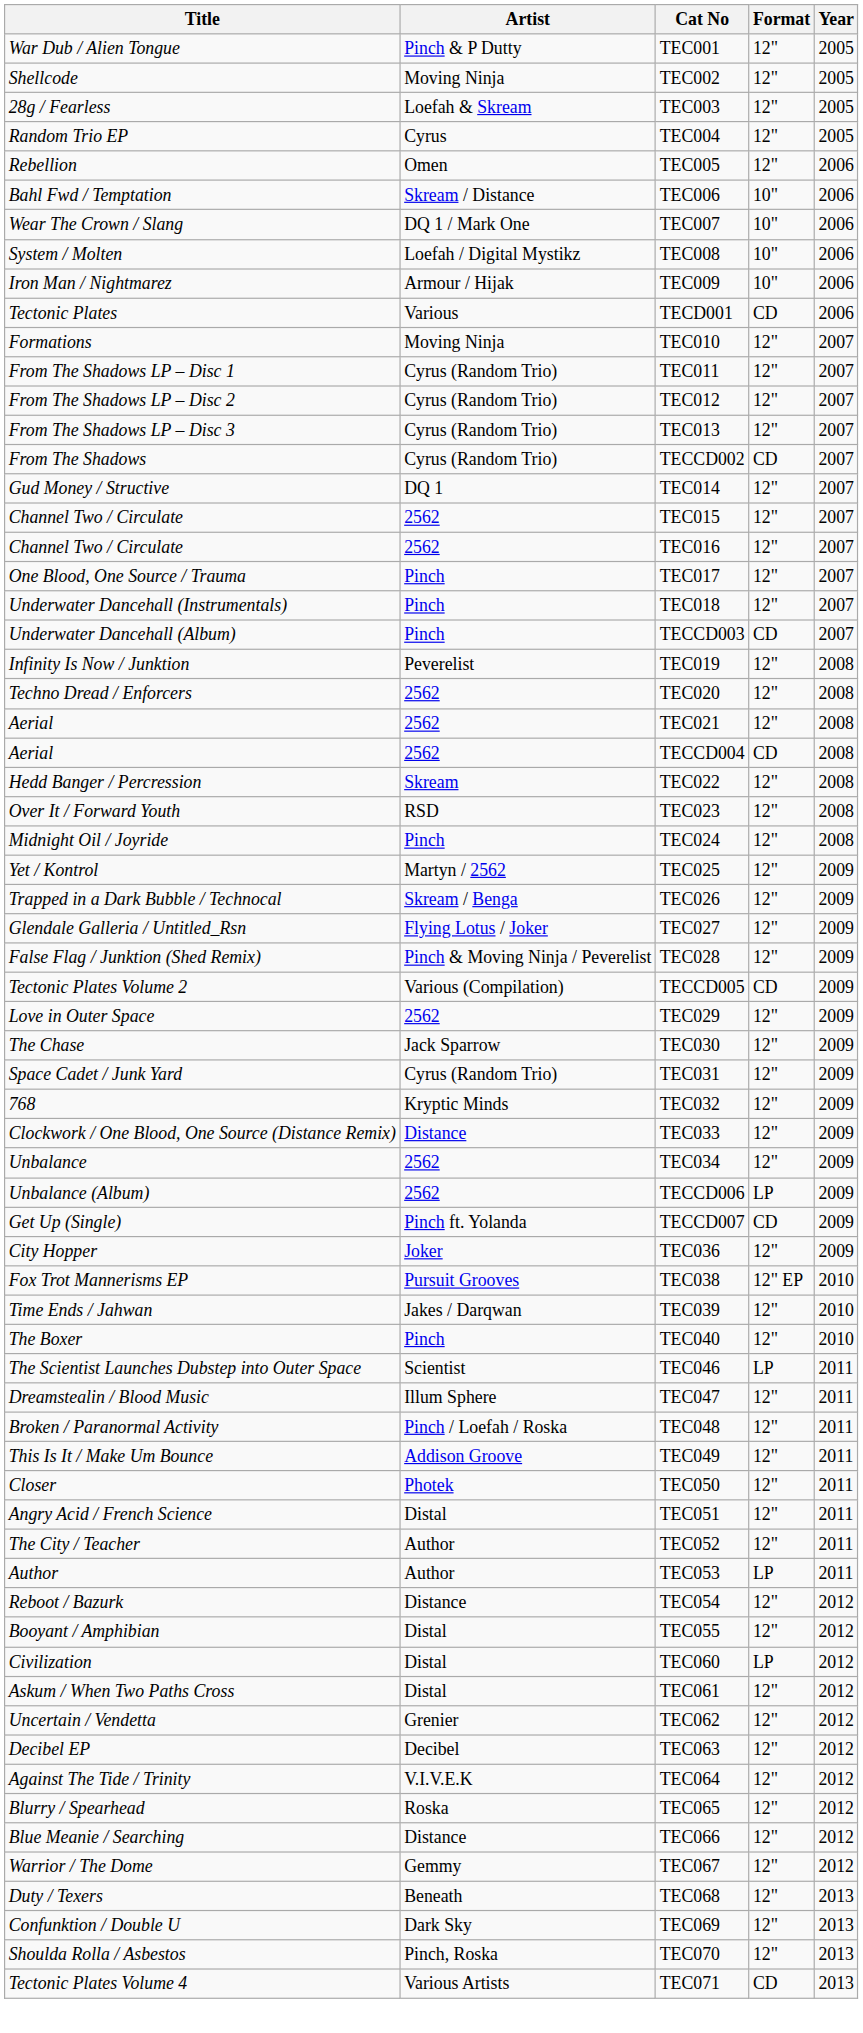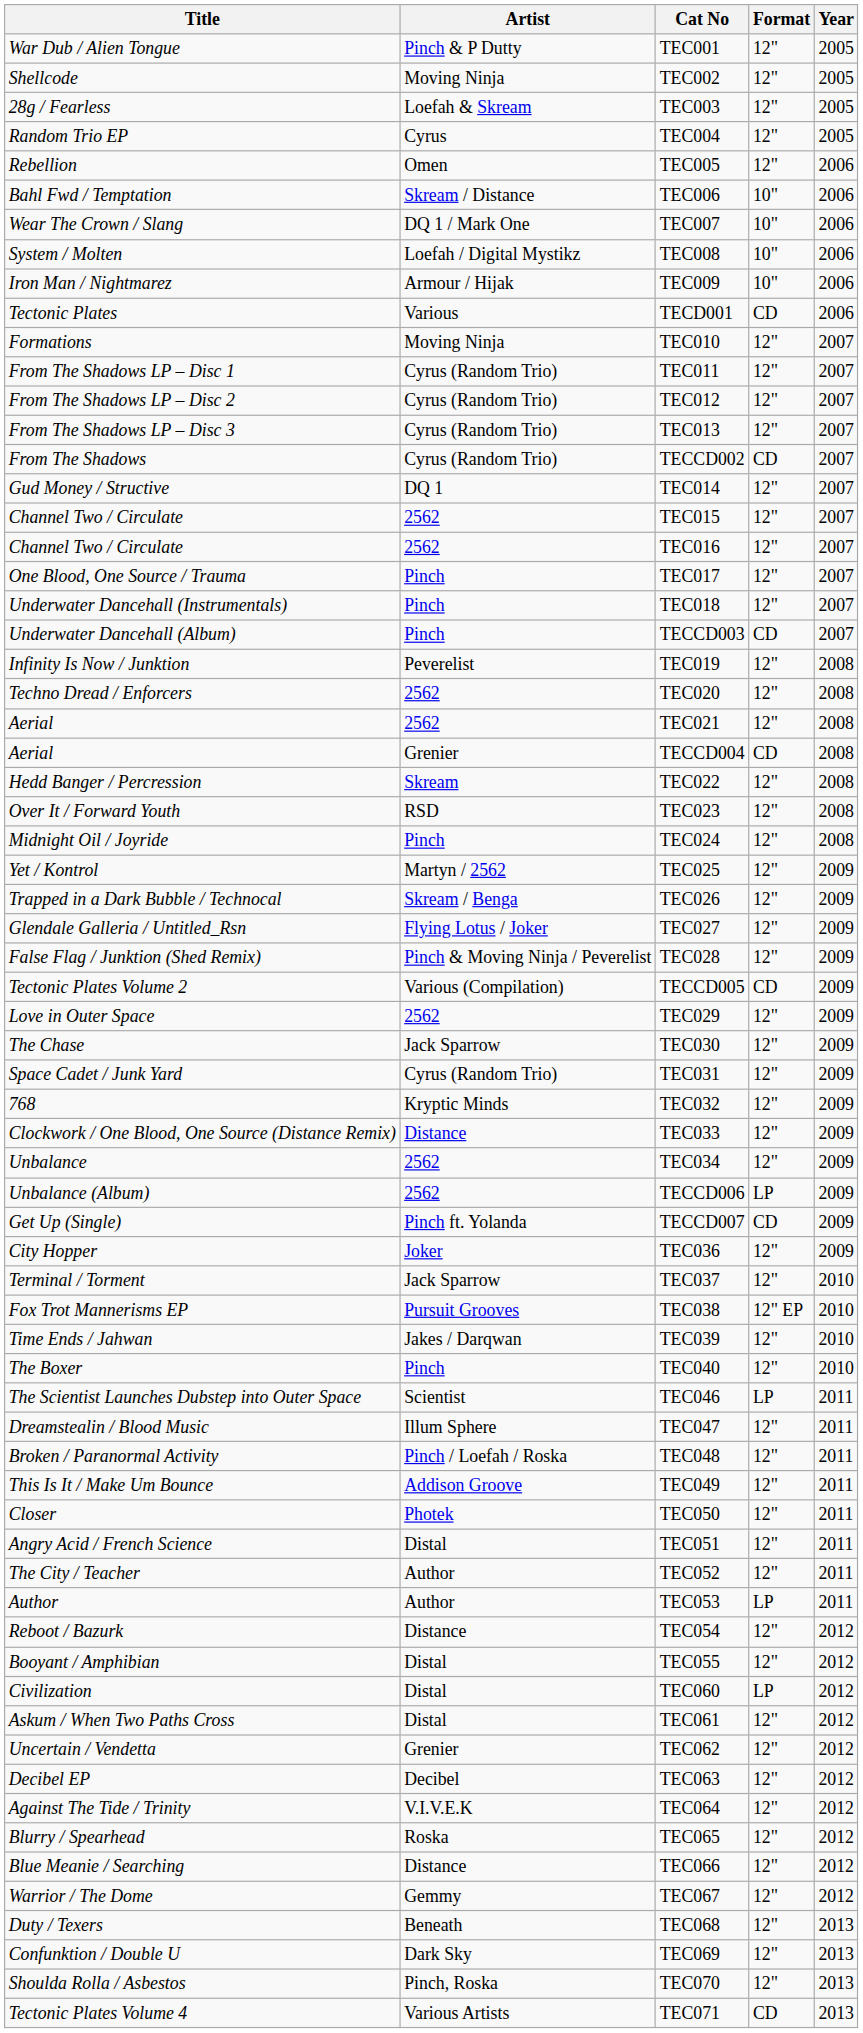(422, 752) 2562 -> (431, 752) Grenier
+ row: (690, 1280)
